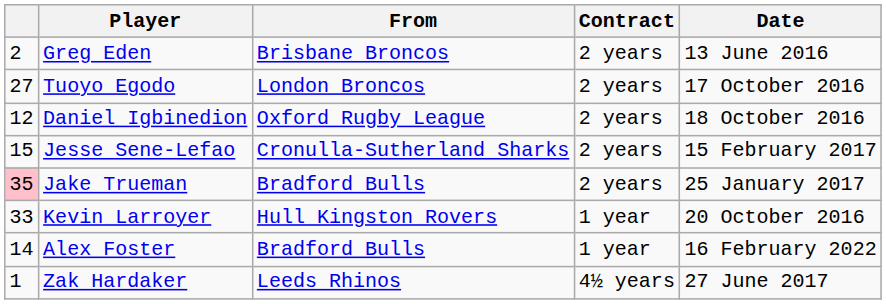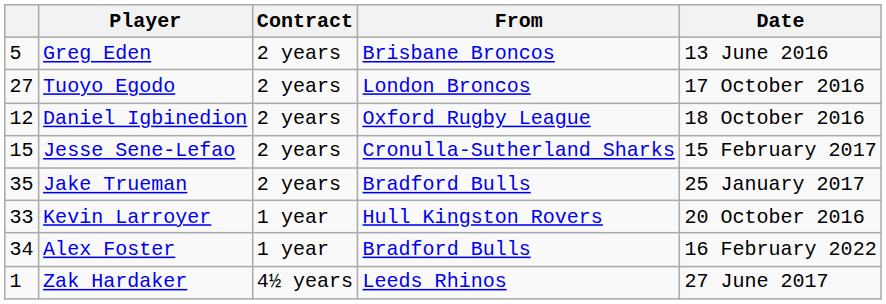columns swapped: (413, 21) <-> (627, 21)
(16, 54) 2 -> (16, 54) 5
(22, 184) pink background -> (22, 184) no background
(22, 249) 14 -> (22, 249) 34
